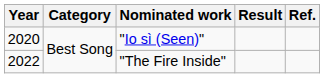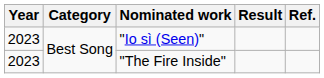(24, 38) 2020 -> (24, 38) 2023
(24, 61) 2022 -> (24, 61) 2023
